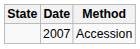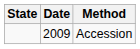(57, 33) 2007 -> (57, 33) 2009
